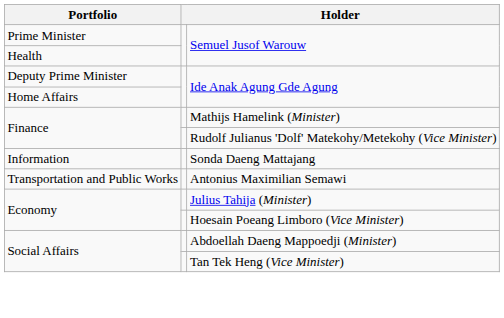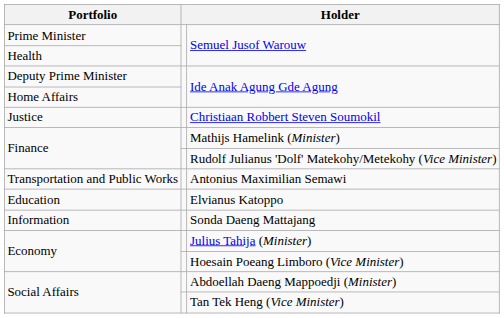+ row: (25, 117)
rows swapped: (93, 179) <-> (38, 158)
+ row: (34, 199)
